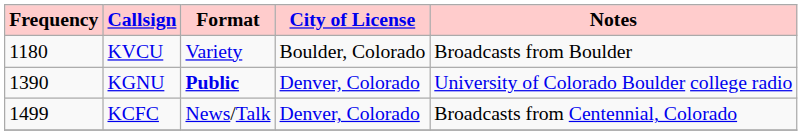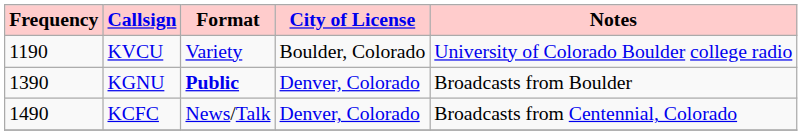(28, 51) 1180 -> (28, 51) 1190
(533, 51) Broadcasts from Boulder -> (613, 51) University of Colorado Boulder college radio
(613, 82) University of Colorado Boulder college radio -> (533, 82) Broadcasts from Boulder
(29, 113) 1499 -> (29, 113) 1490
